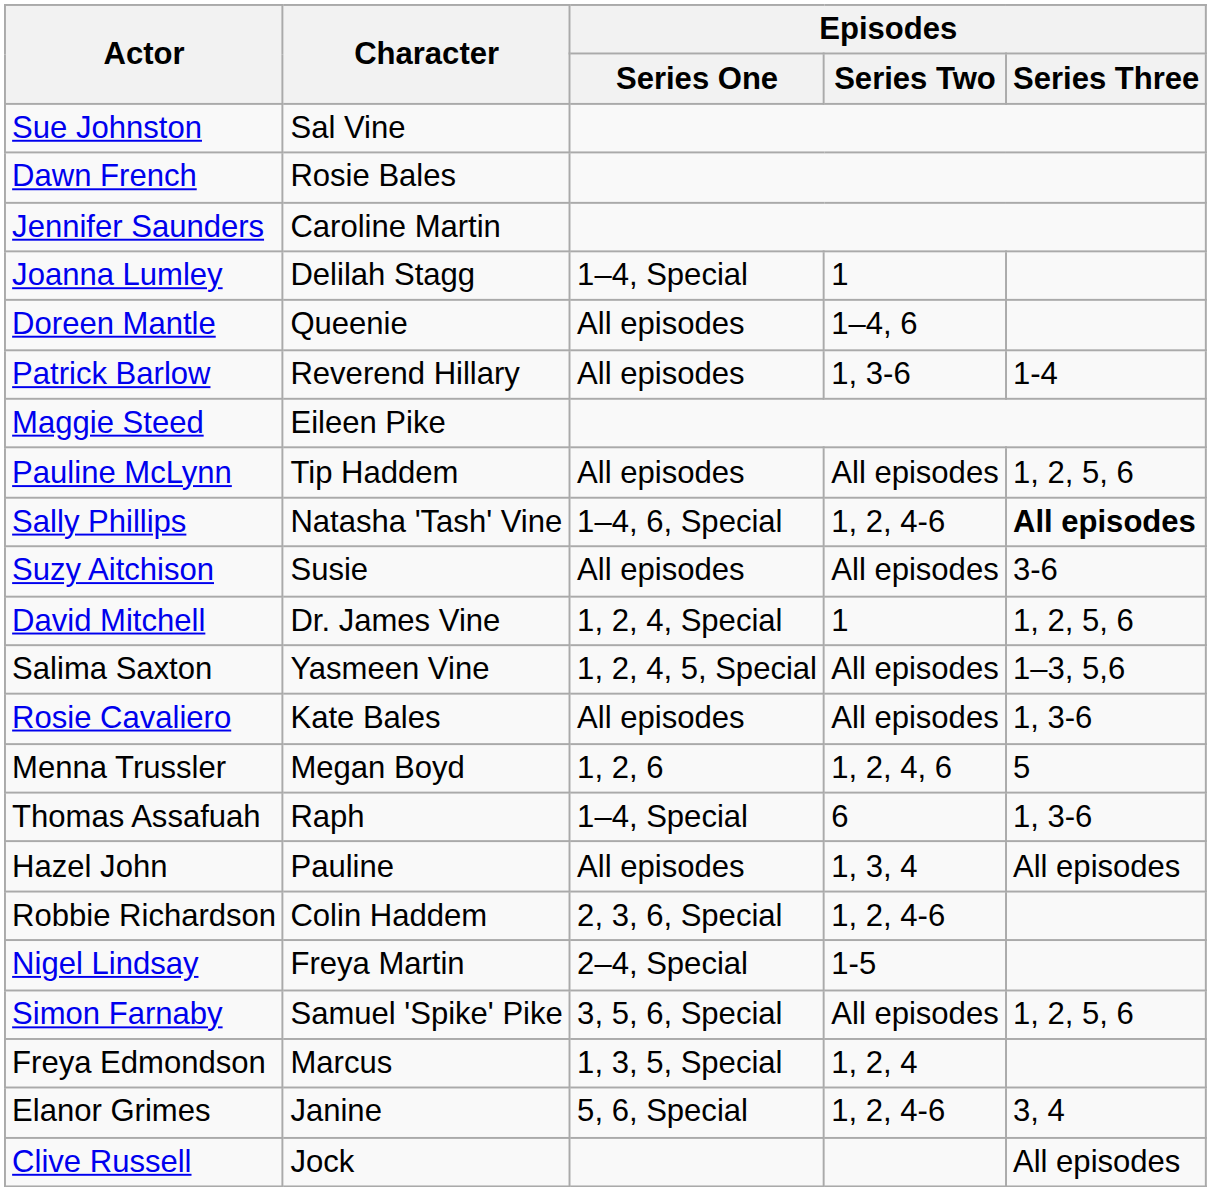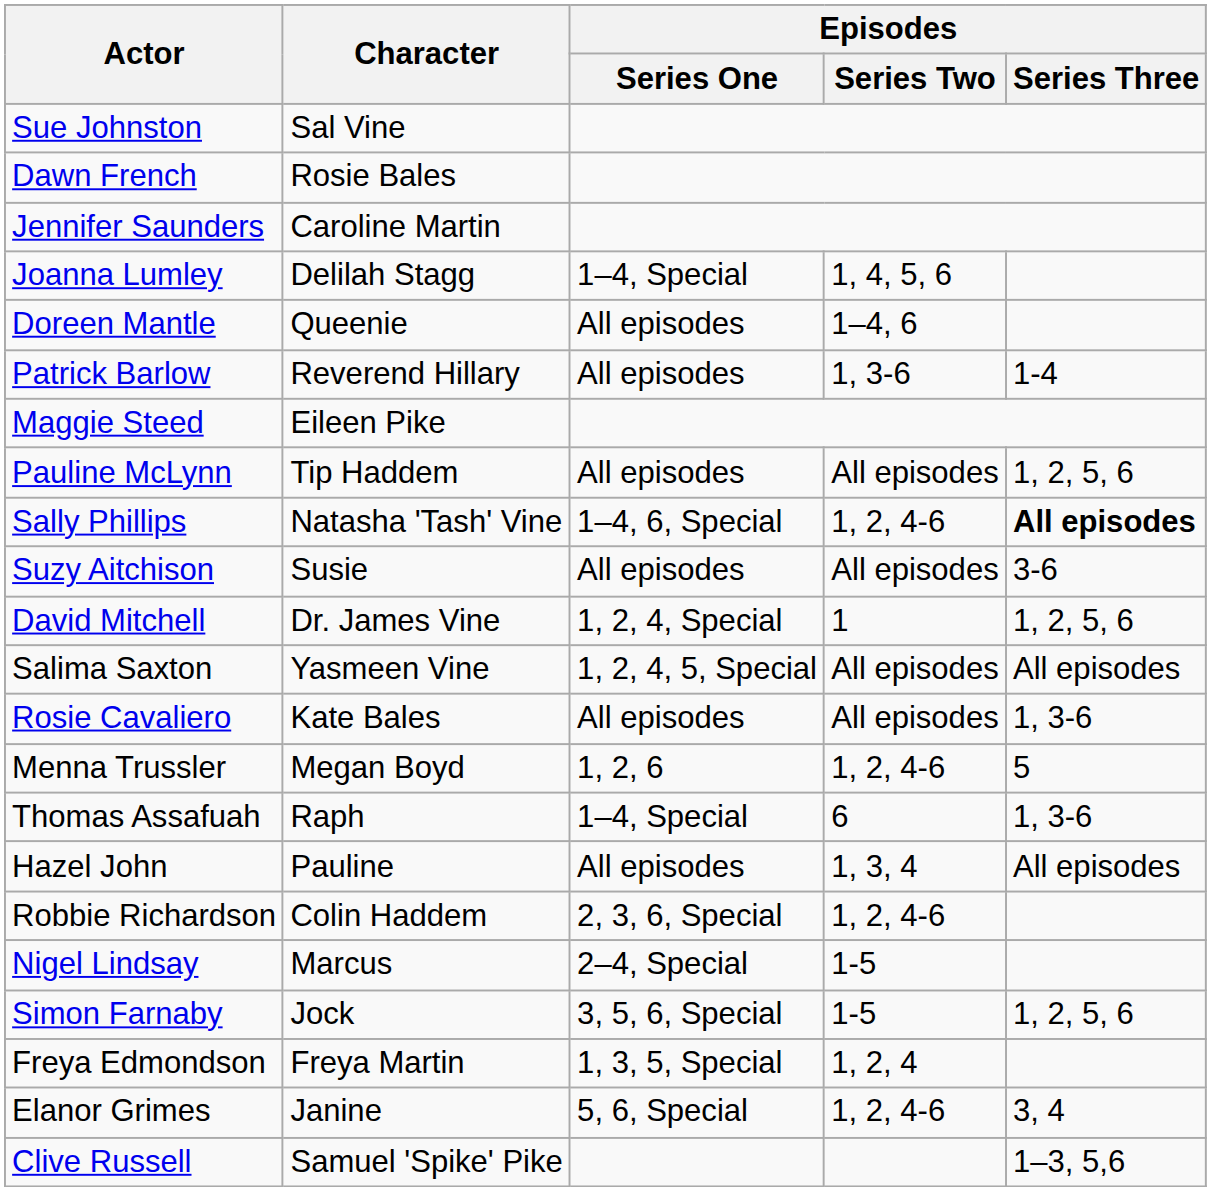(840, 275) 1 -> (892, 275) 1, 4, 5, 6
(1069, 669) 1–3, 5,6 -> (1097, 669) All episodes
(892, 767) 1, 2, 4, 6 -> (888, 767) 1, 2, 4-6
(378, 964) Freya Martin -> (341, 964) Marcus
(427, 1013) Samuel 'Spike' Pike -> (322, 1013) Jock
(915, 1013) All episodes -> (854, 1013) 1-5
(341, 1062) Marcus -> (378, 1062) Freya Martin
(322, 1161) Jock -> (427, 1161) Samuel 'Spike' Pike
(1097, 1161) All episodes -> (1069, 1161) 1–3, 5,6
